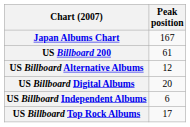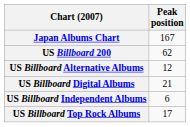(167, 53) 61 -> (167, 53) 62
(167, 83) 20 -> (167, 83) 21
